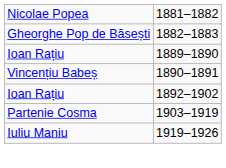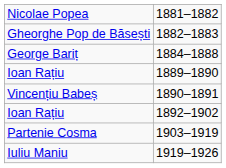+ row: (187, 53)
